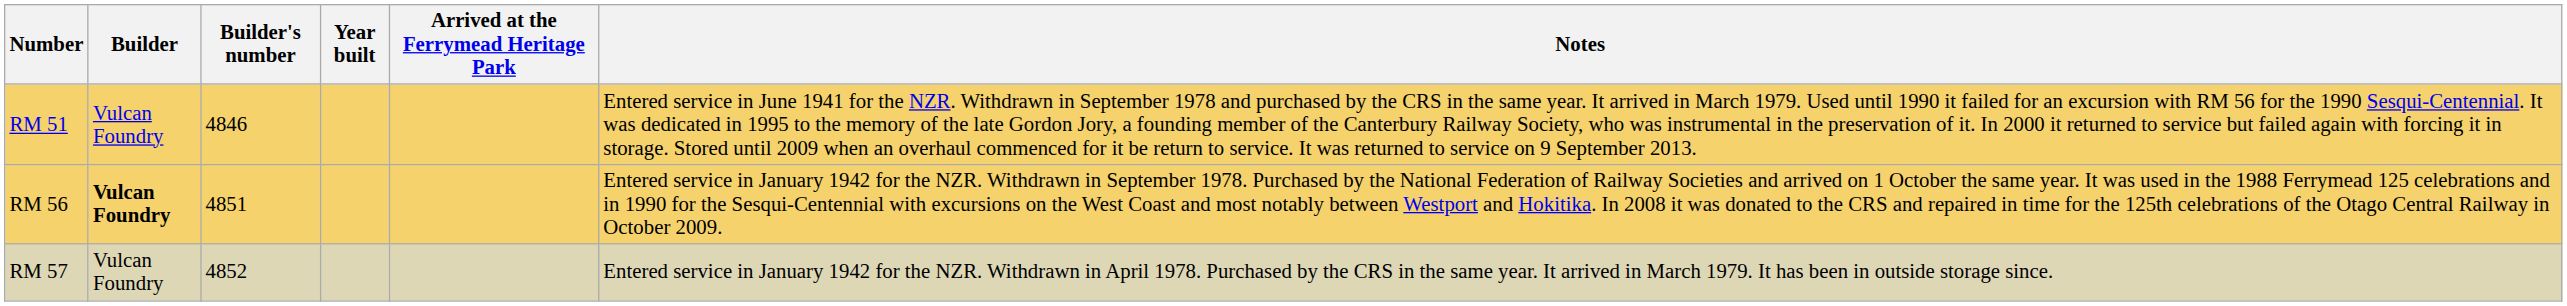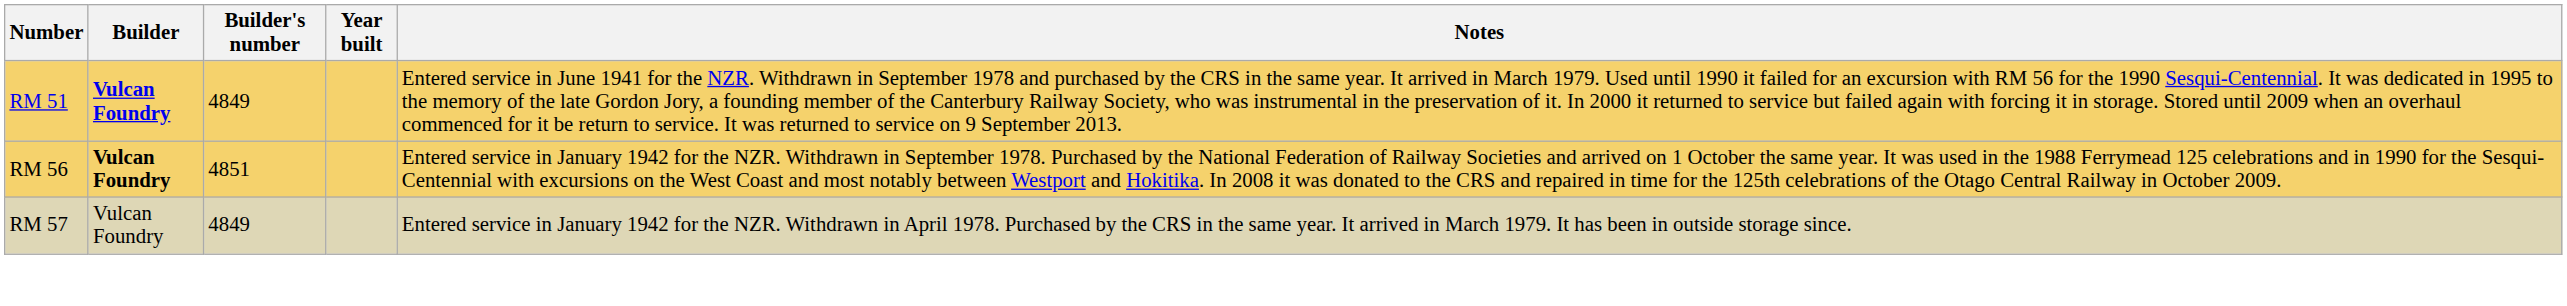- column: (494, 44)
(128, 124) normal -> (132, 100) bold
(226, 124) 4846 -> (229, 100) 4849
(226, 272) 4852 -> (229, 225) 4849
